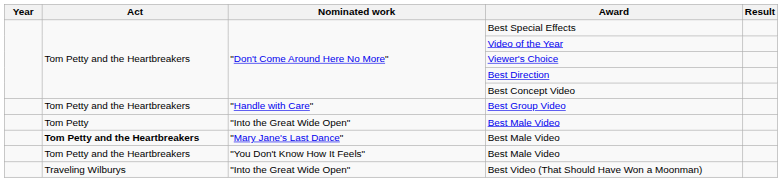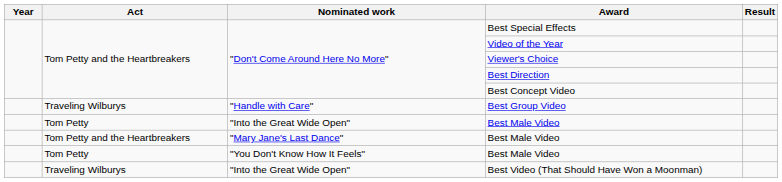(117, 106) Tom Petty and the Heartbreakers -> (85, 106) Traveling Wilburys
(122, 138) bold -> (117, 138) normal
(117, 153) Tom Petty and the Heartbreakers -> (66, 153) Tom Petty
